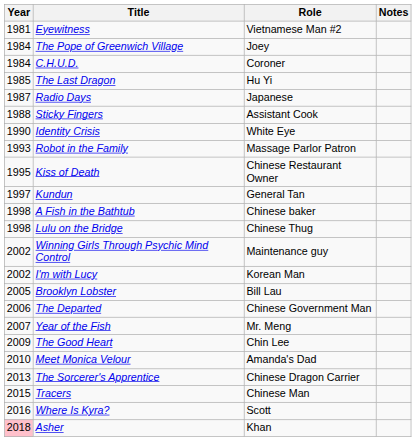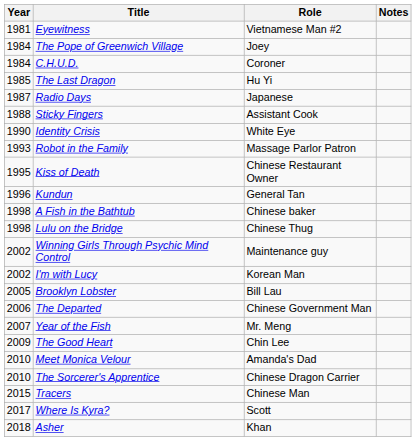(19, 195) 1997 -> (19, 195) 1996
(19, 377) 2013 -> (19, 377) 2010
(19, 411) 2016 -> (19, 411) 2017
(19, 428) pink background -> (19, 428) no background
